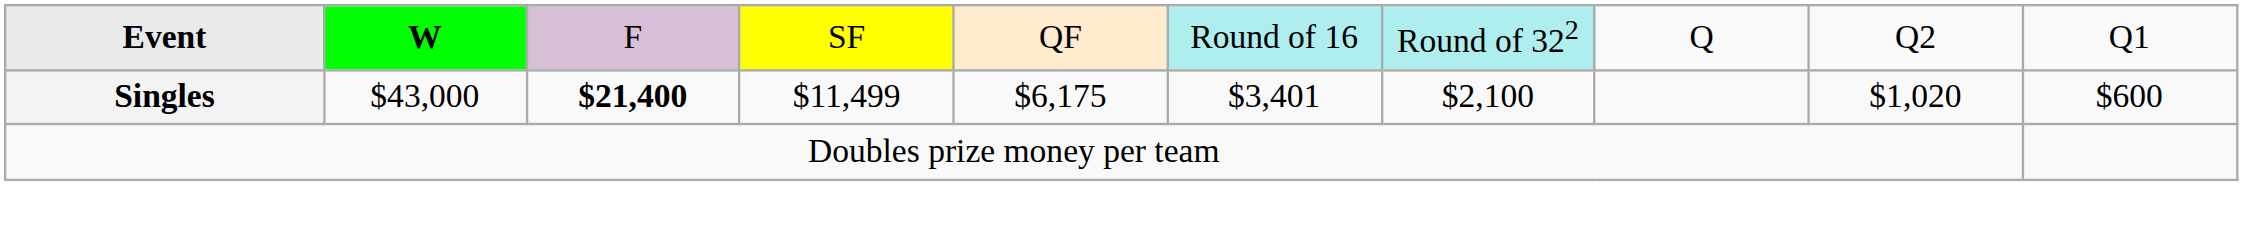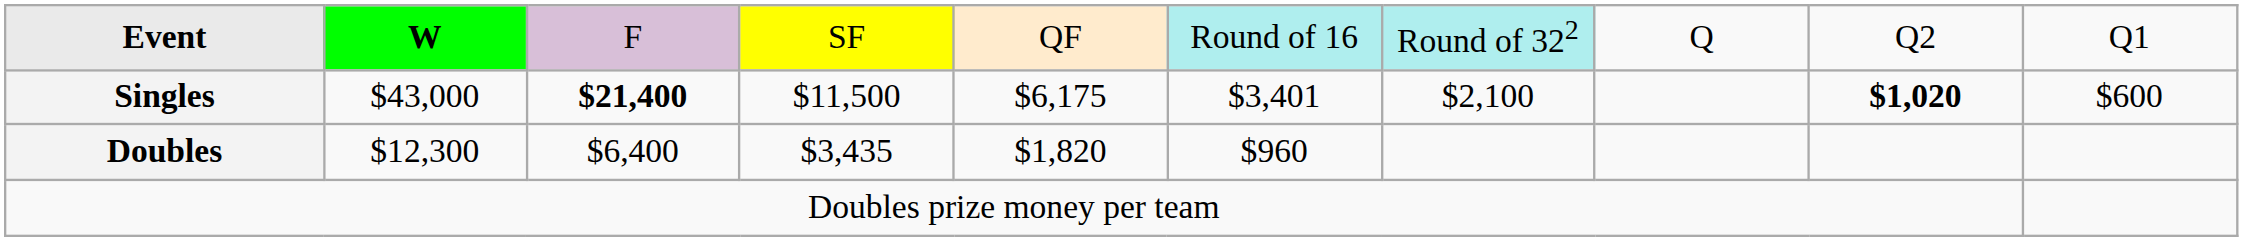(847, 96) $11,499 -> (847, 96) $11,500
(1915, 96) normal -> (1915, 96) bold
+ row: (164, 152)
